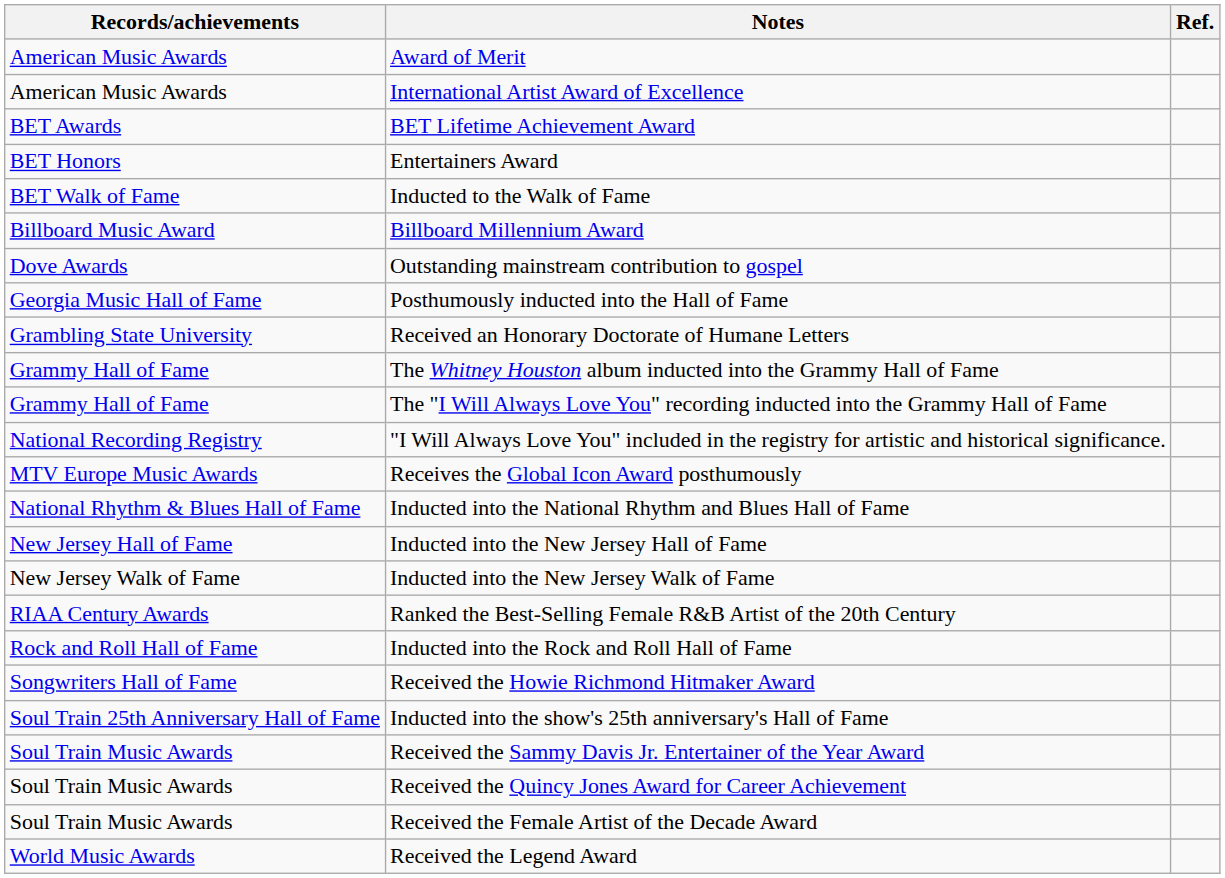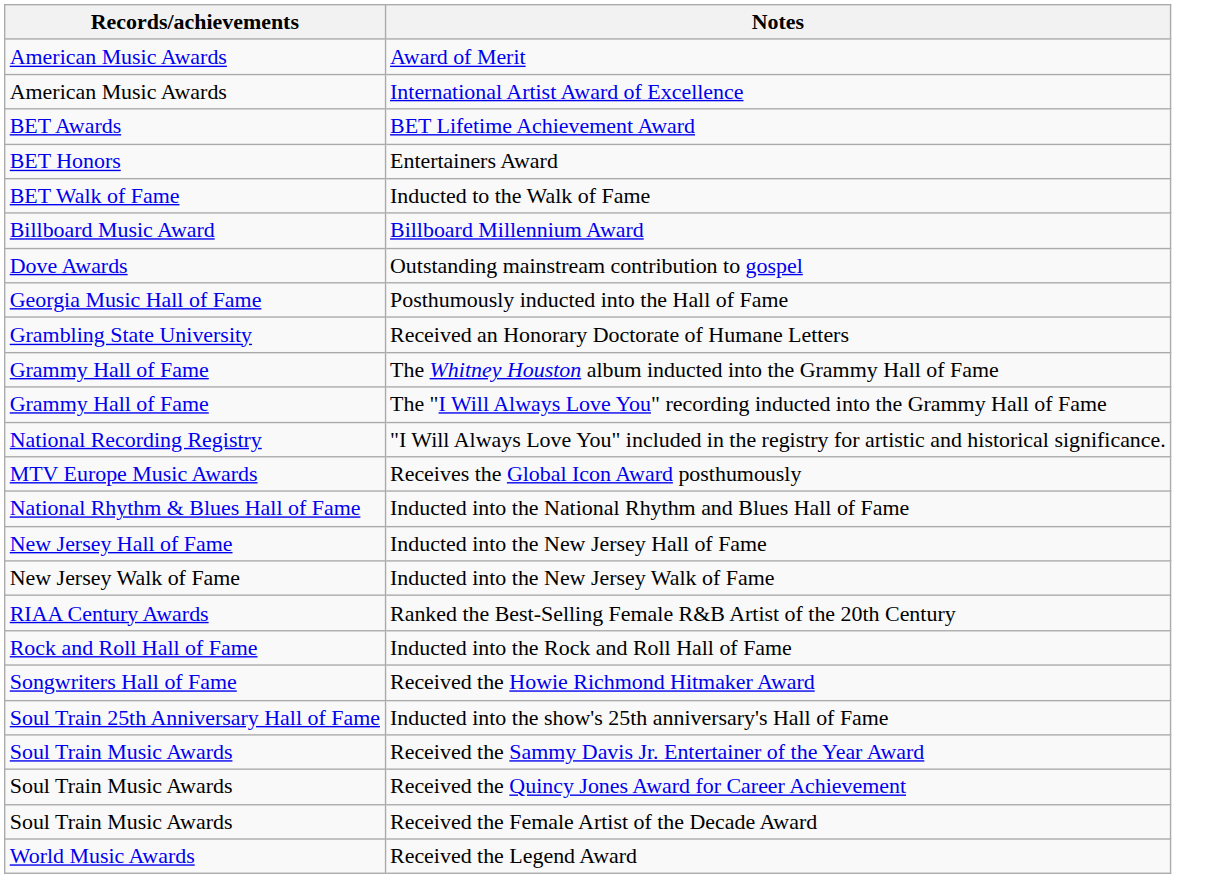- column: (1195, 21)
